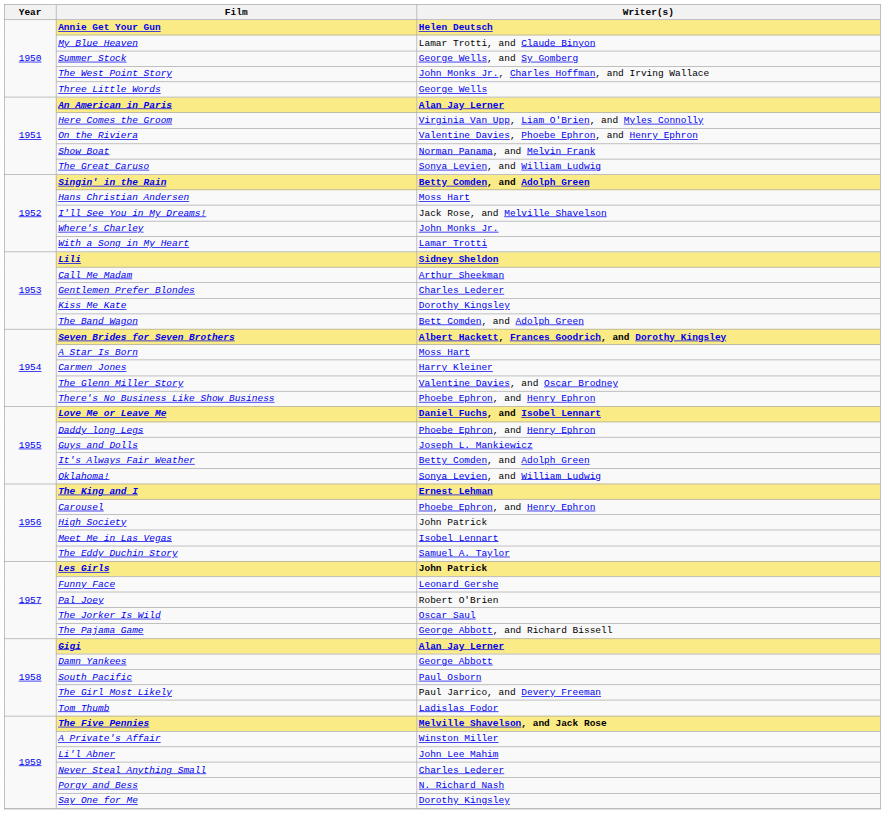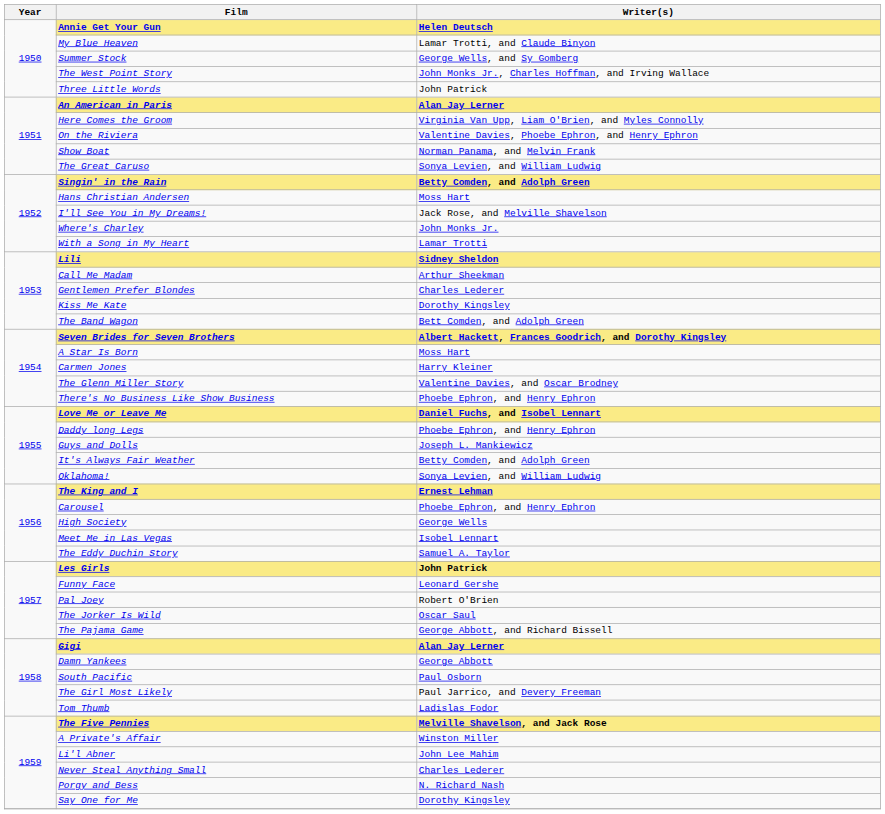(453, 89) George Wells -> (453, 89) John Patrick
(453, 523) John Patrick -> (453, 523) George Wells
